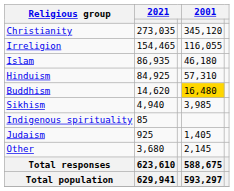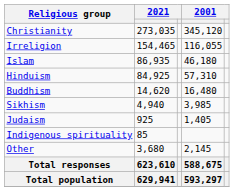(200, 90) gold background -> (200, 90) no background
rows swapped: (26, 135) <-> (70, 120)
